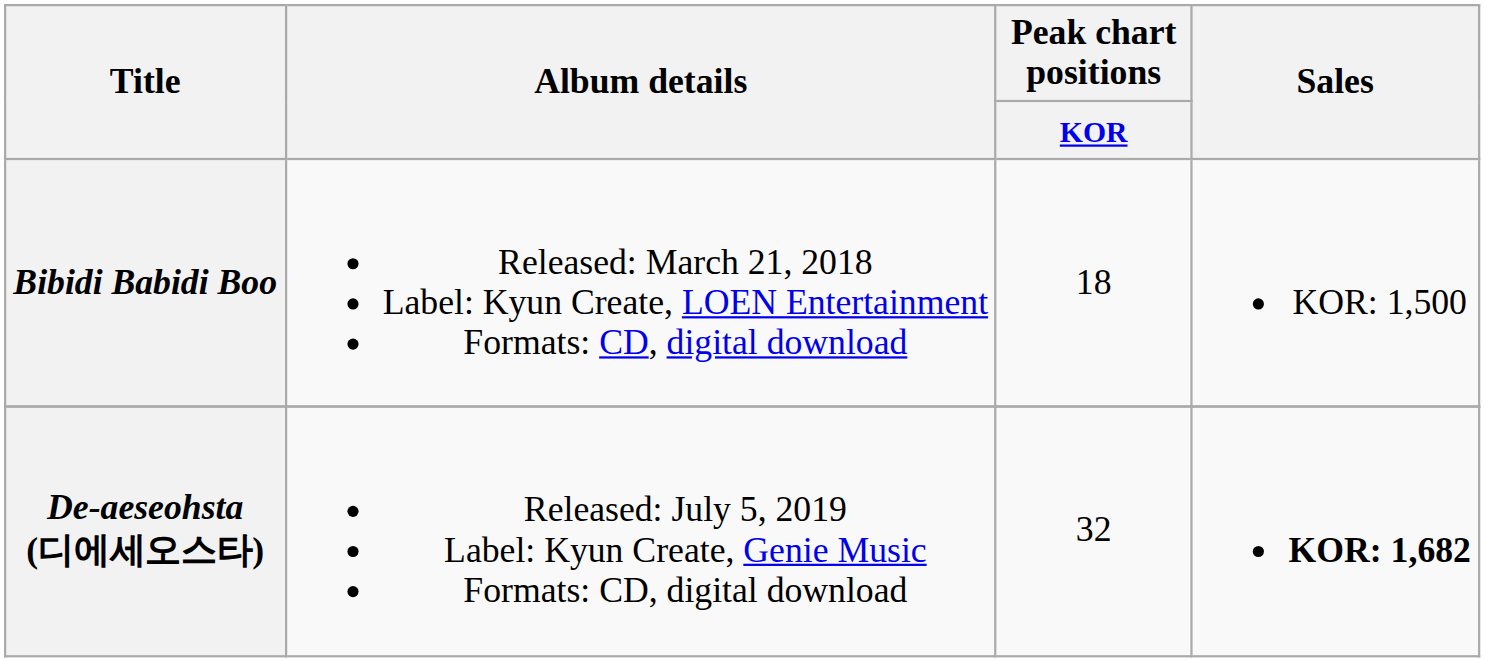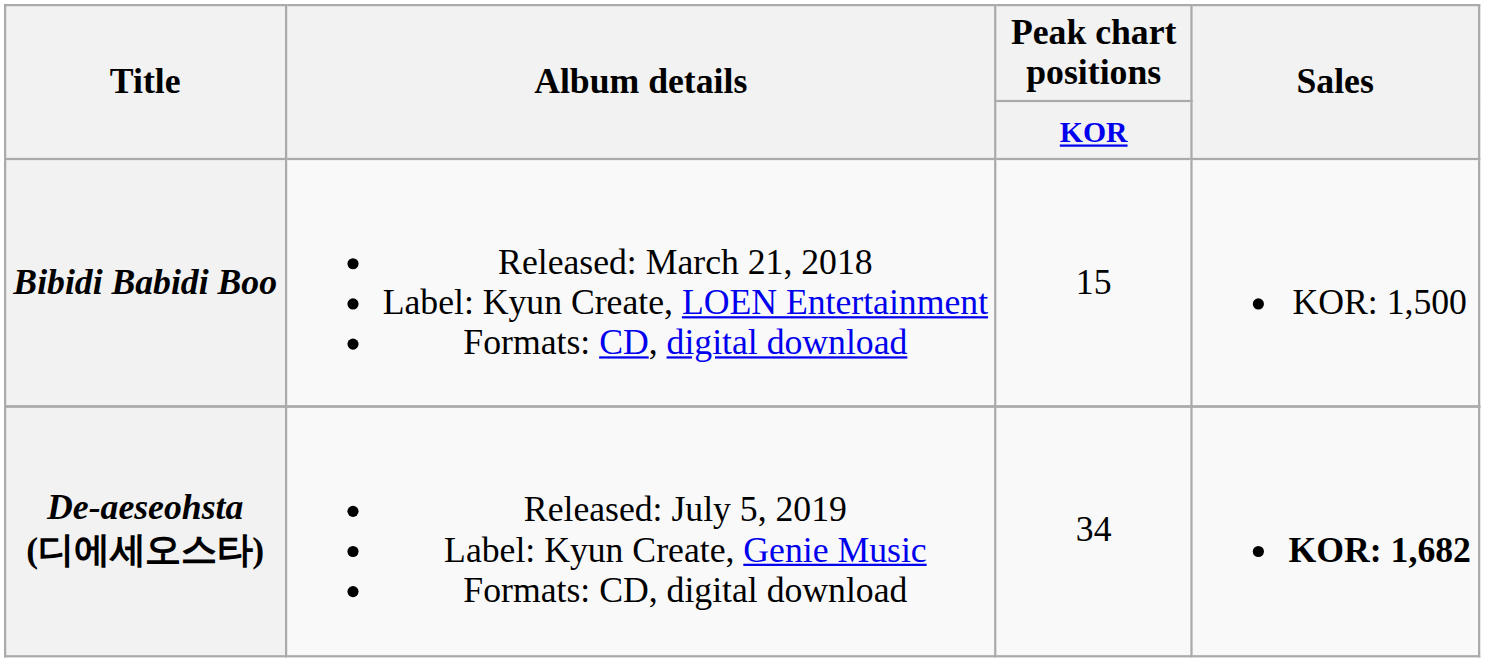(1094, 281) 18 -> (1094, 281) 15
(1094, 530) 32 -> (1094, 530) 34
